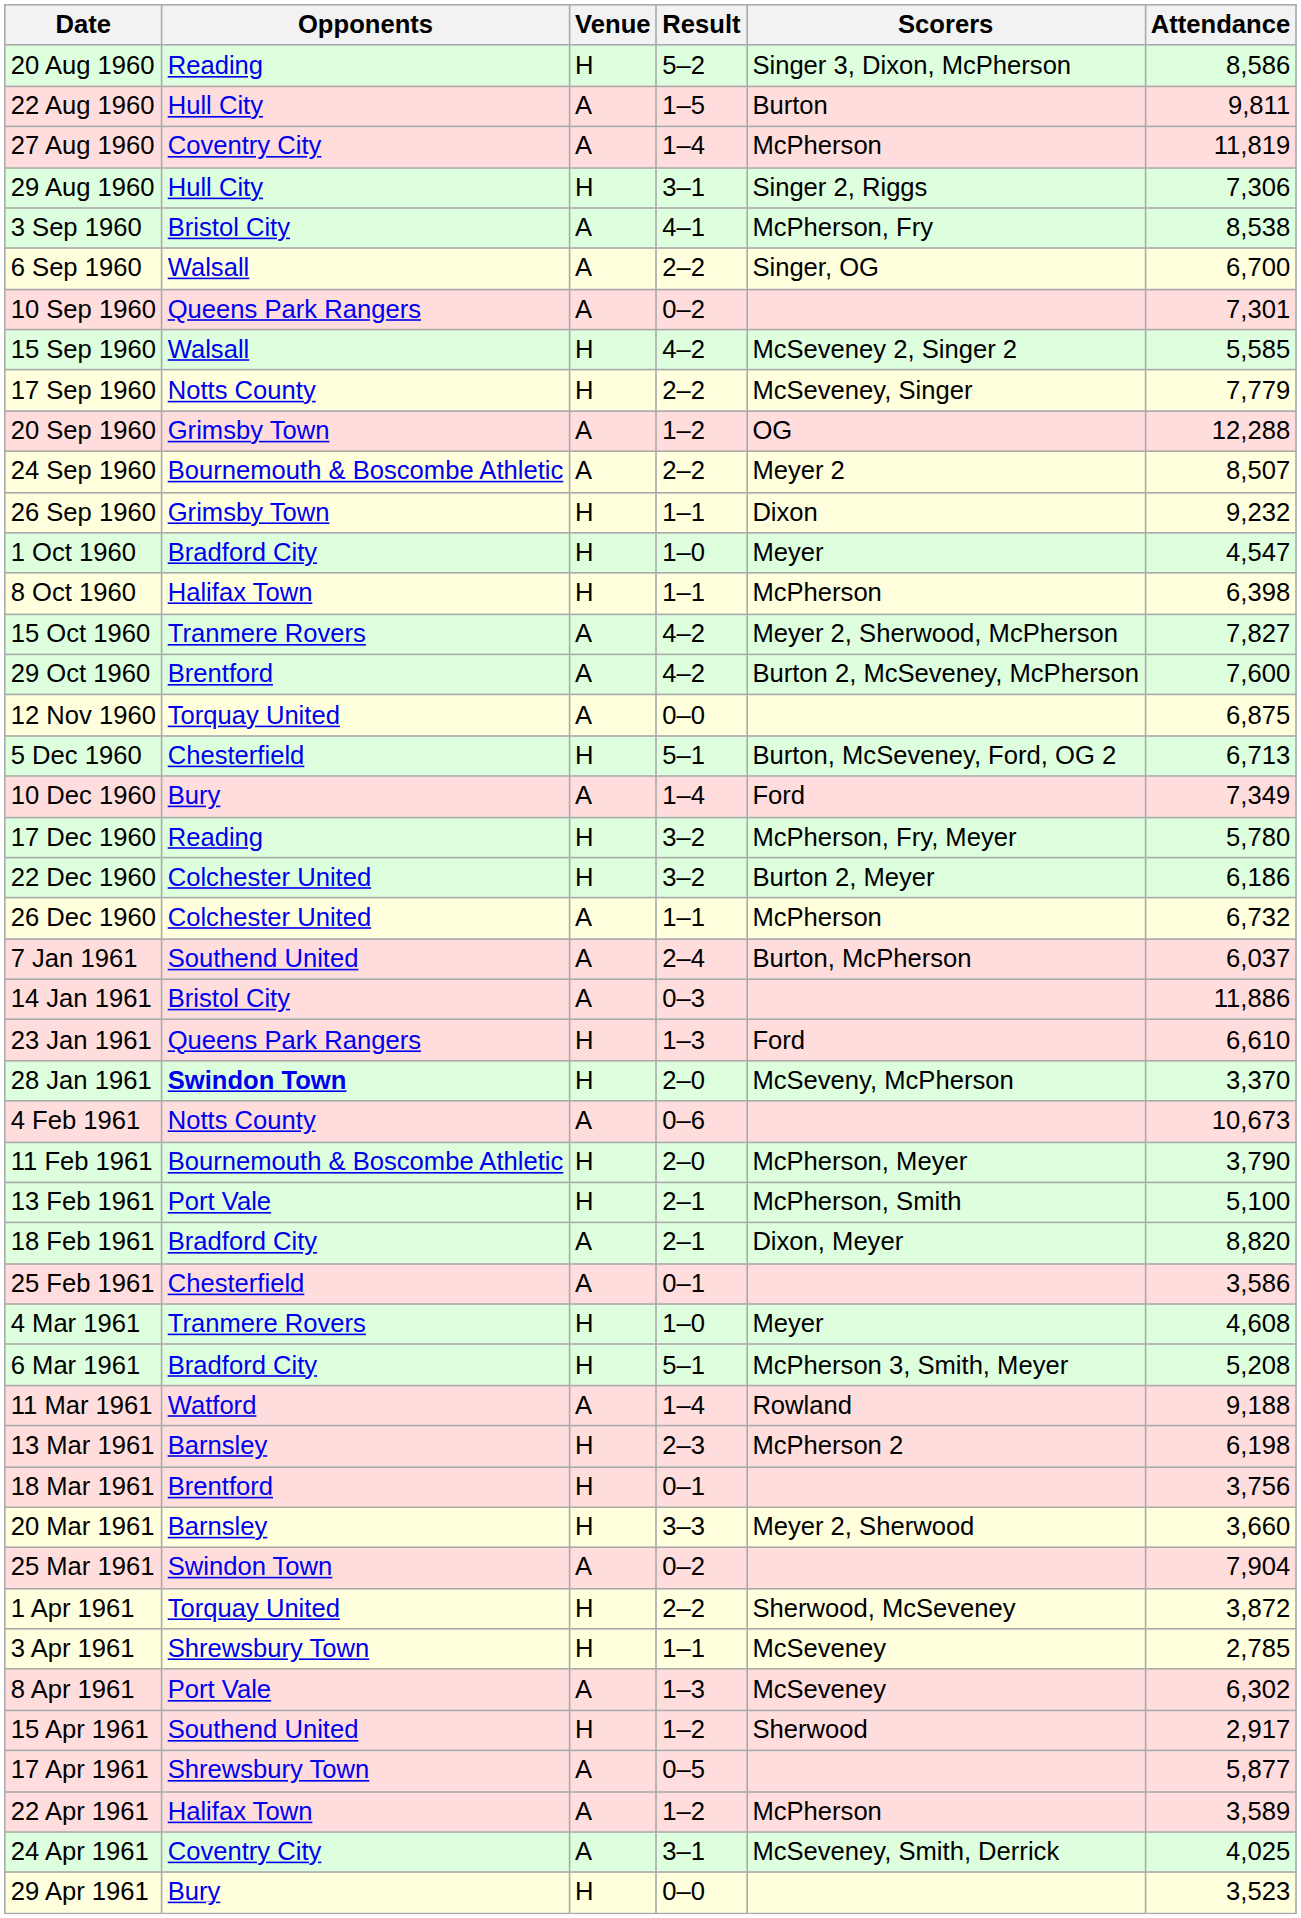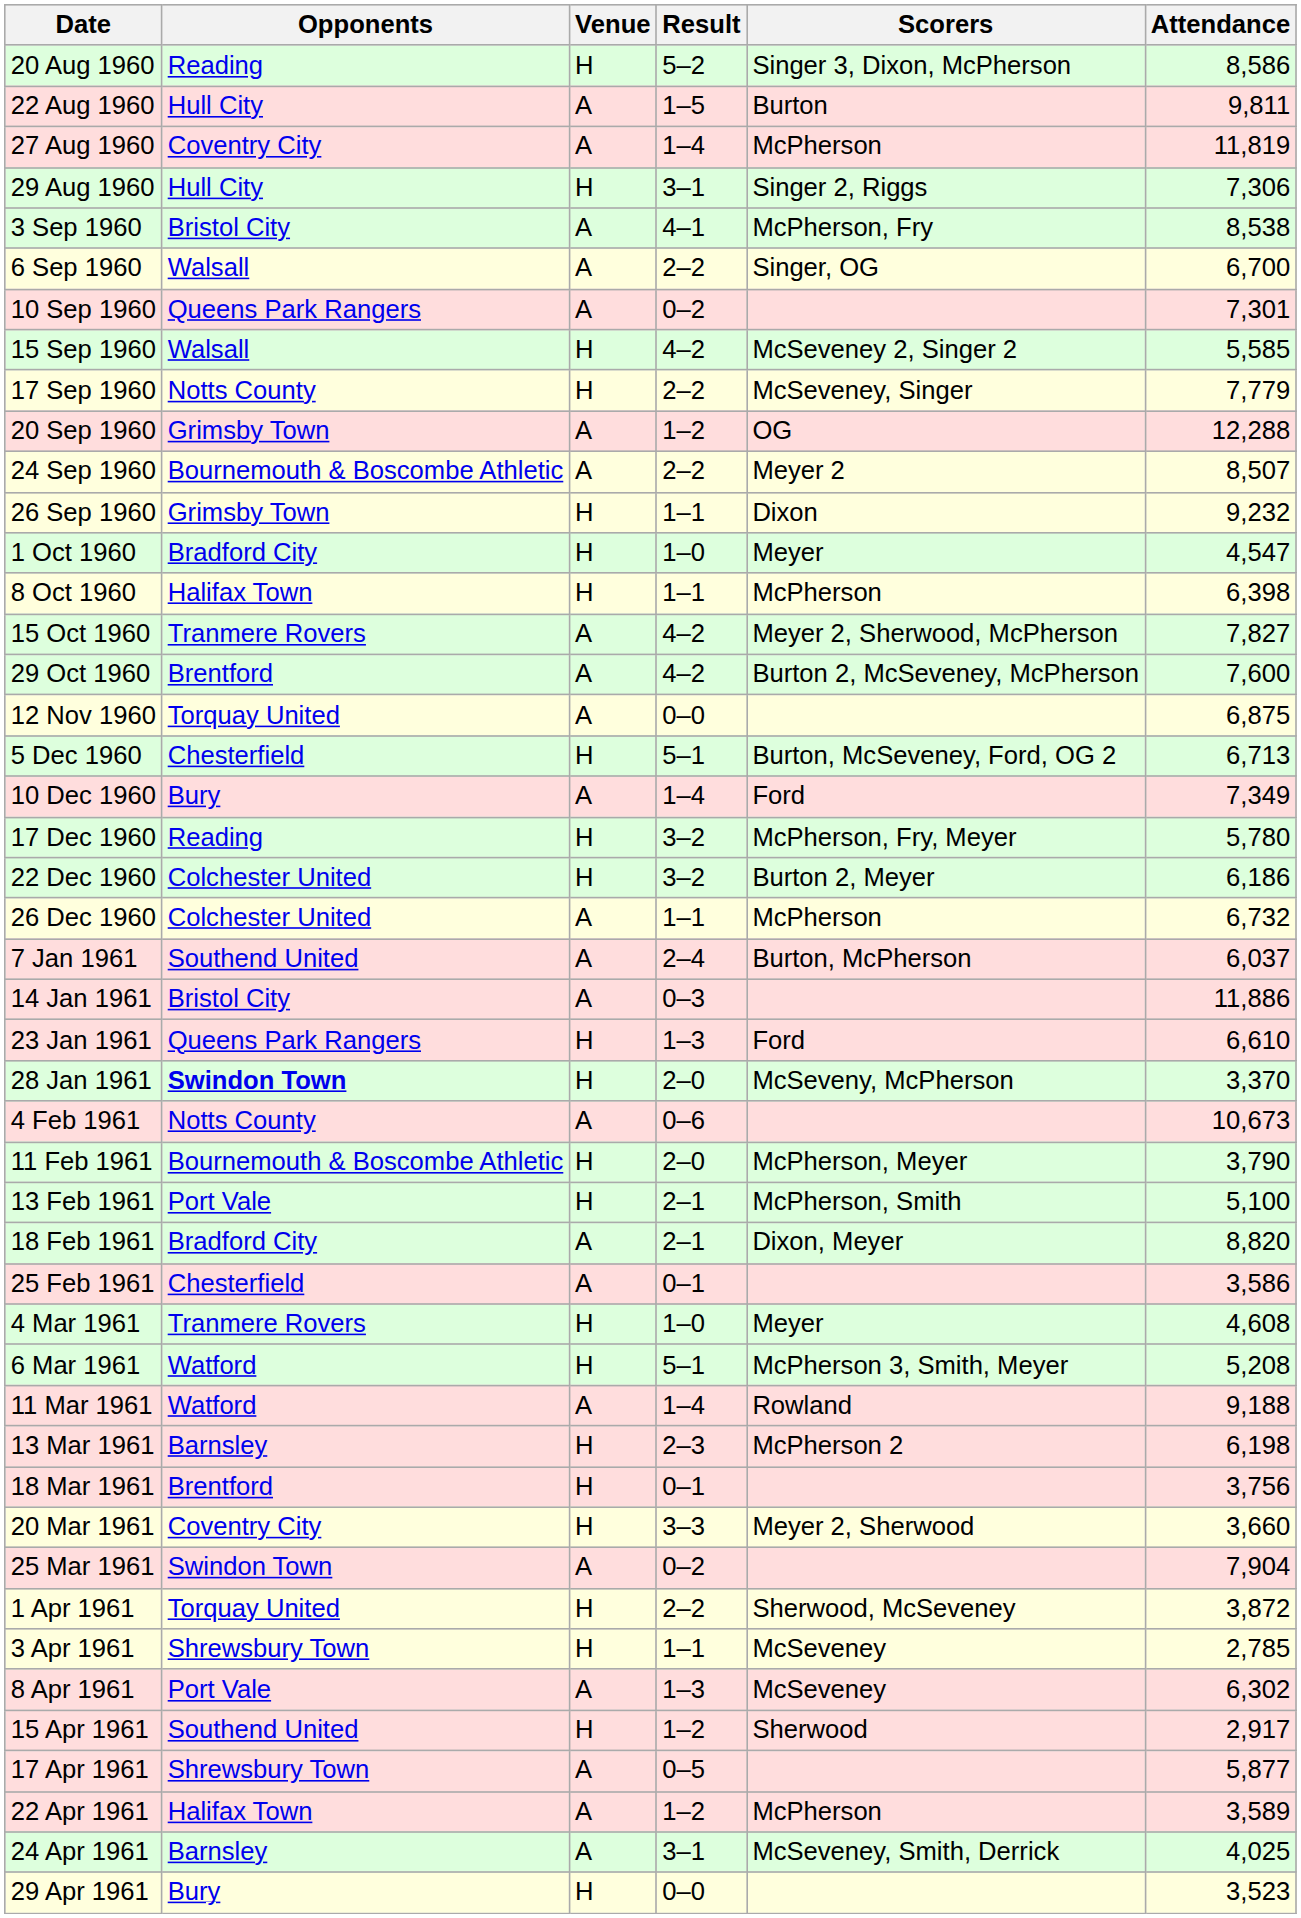(242, 1364) Bradford City -> (212, 1364) Watford
(218, 1526) Barnsley -> (245, 1526) Coventry City
(245, 1851) Coventry City -> (218, 1851) Barnsley
